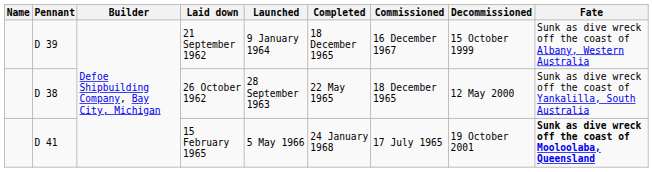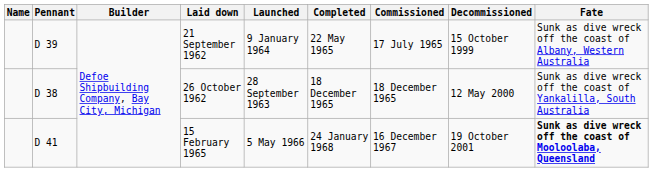(333, 45) 18 December 1965 -> (328, 45) 22 May 1965
(405, 45) 16 December 1967 -> (408, 45) 17 July 1965
(328, 94) 22 May 1965 -> (333, 94) 18 December 1965
(408, 142) 17 July 1965 -> (405, 142) 16 December 1967
